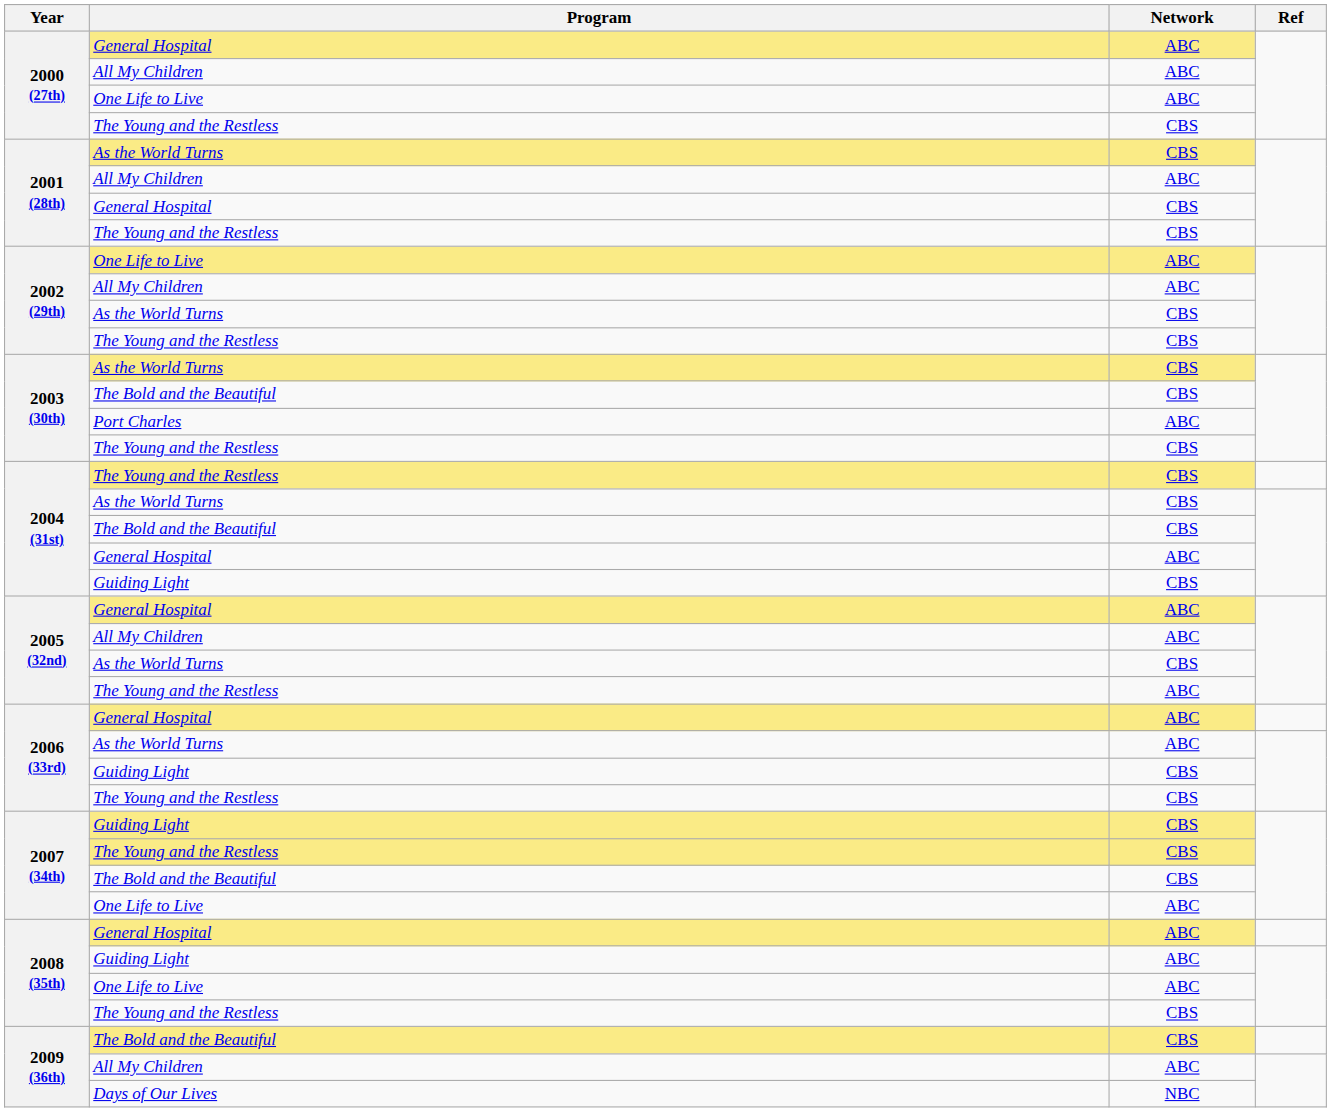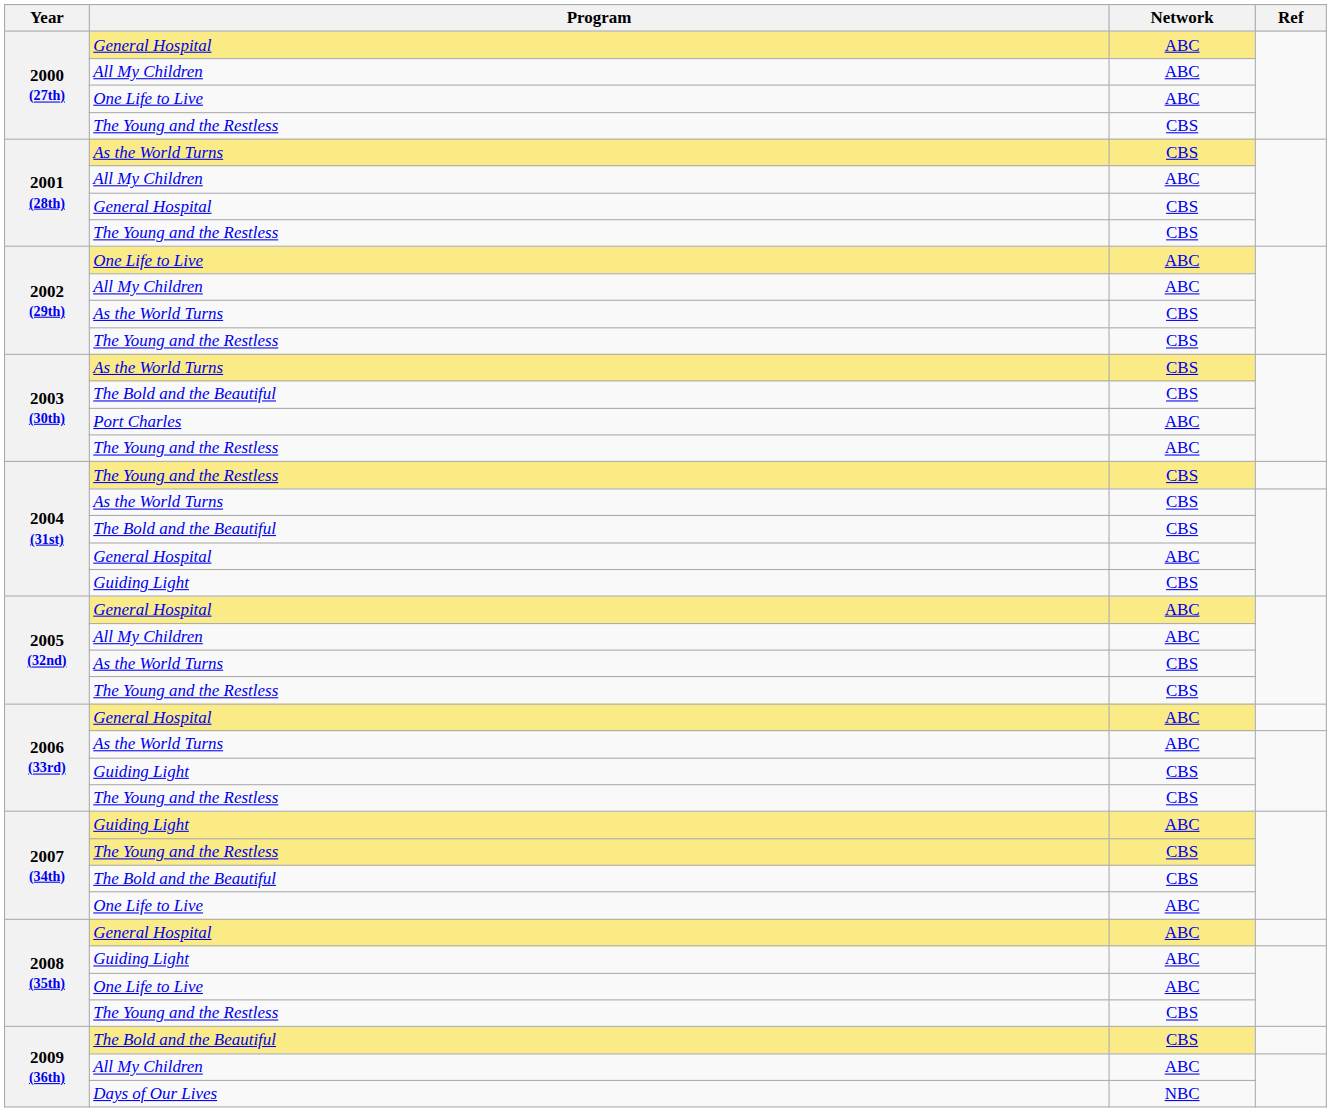(1182, 448) CBS -> (1182, 448) ABC
(1182, 690) ABC -> (1182, 690) CBS
(1182, 824) CBS -> (1182, 824) ABC
